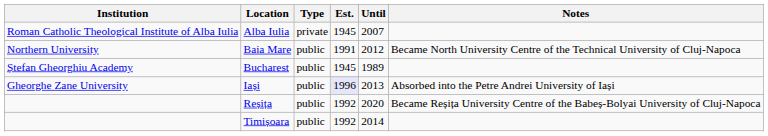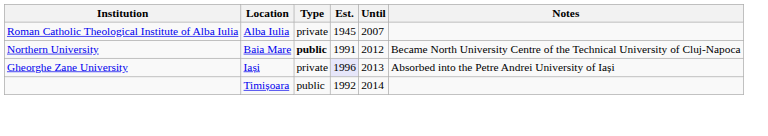(311, 49) normal -> (312, 49) bold
- row: (266, 67)
(311, 85) public -> (312, 67) private
- row: (258, 103)
